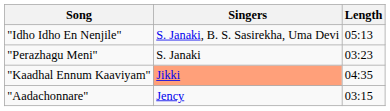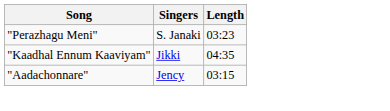- row: (64, 35)
(168, 75) lightsalmon background -> (168, 55) no background
